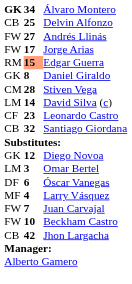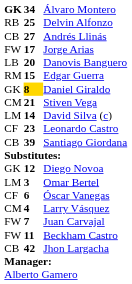(12, 22) CB -> (12, 22) RB
(13, 36) FW -> (12, 36) CB
+ row: (85, 62)
(29, 62) lightsalmon background -> (29, 76) no background
(27, 76) no background -> (27, 89) gold background
(29, 89) 28 -> (29, 102) 21
(29, 129) 32 -> (29, 142) 39
(12, 182) DF -> (11, 195) CF
(12, 195) MF -> (13, 208) CM
(29, 221) 10 -> (29, 235) 11
